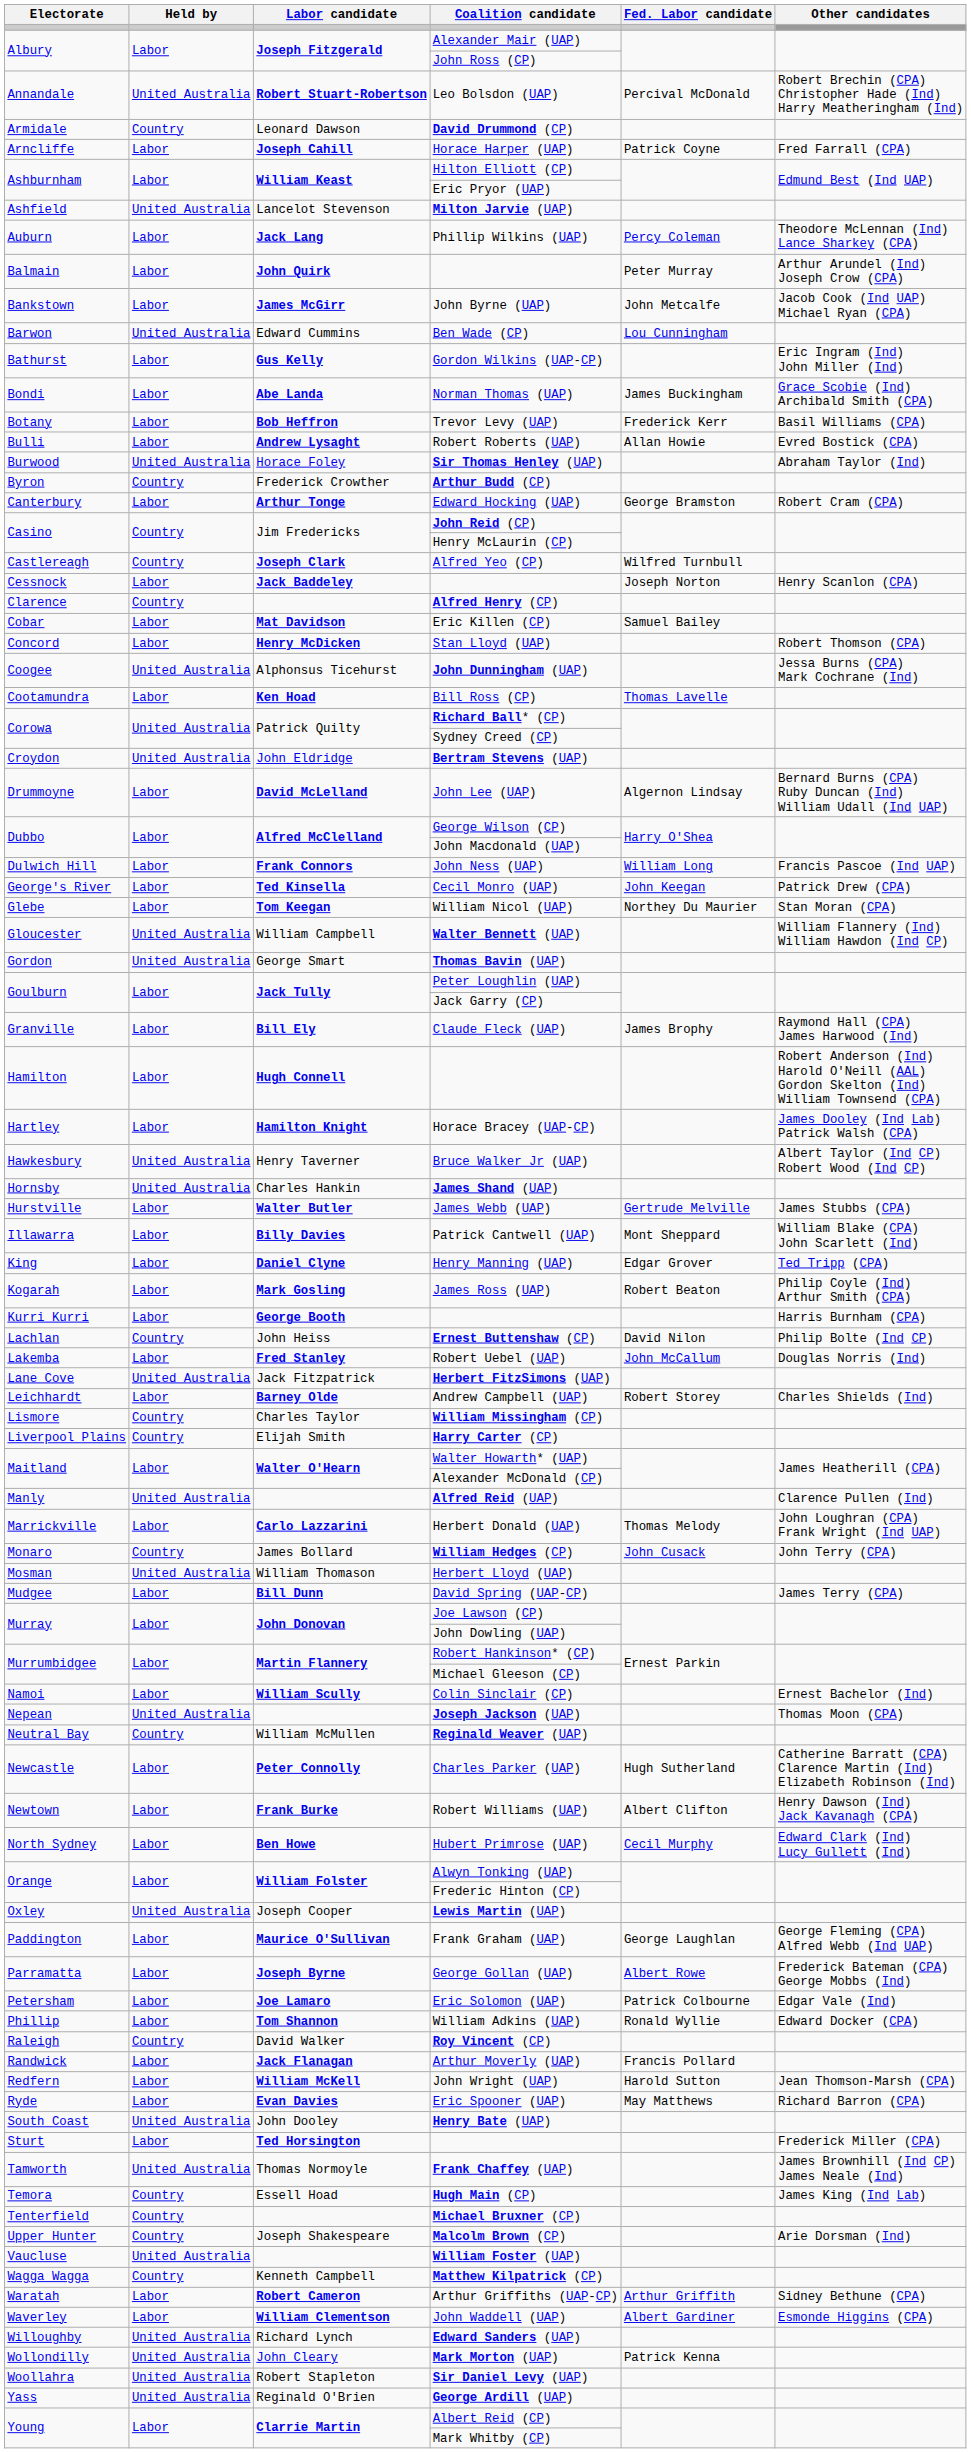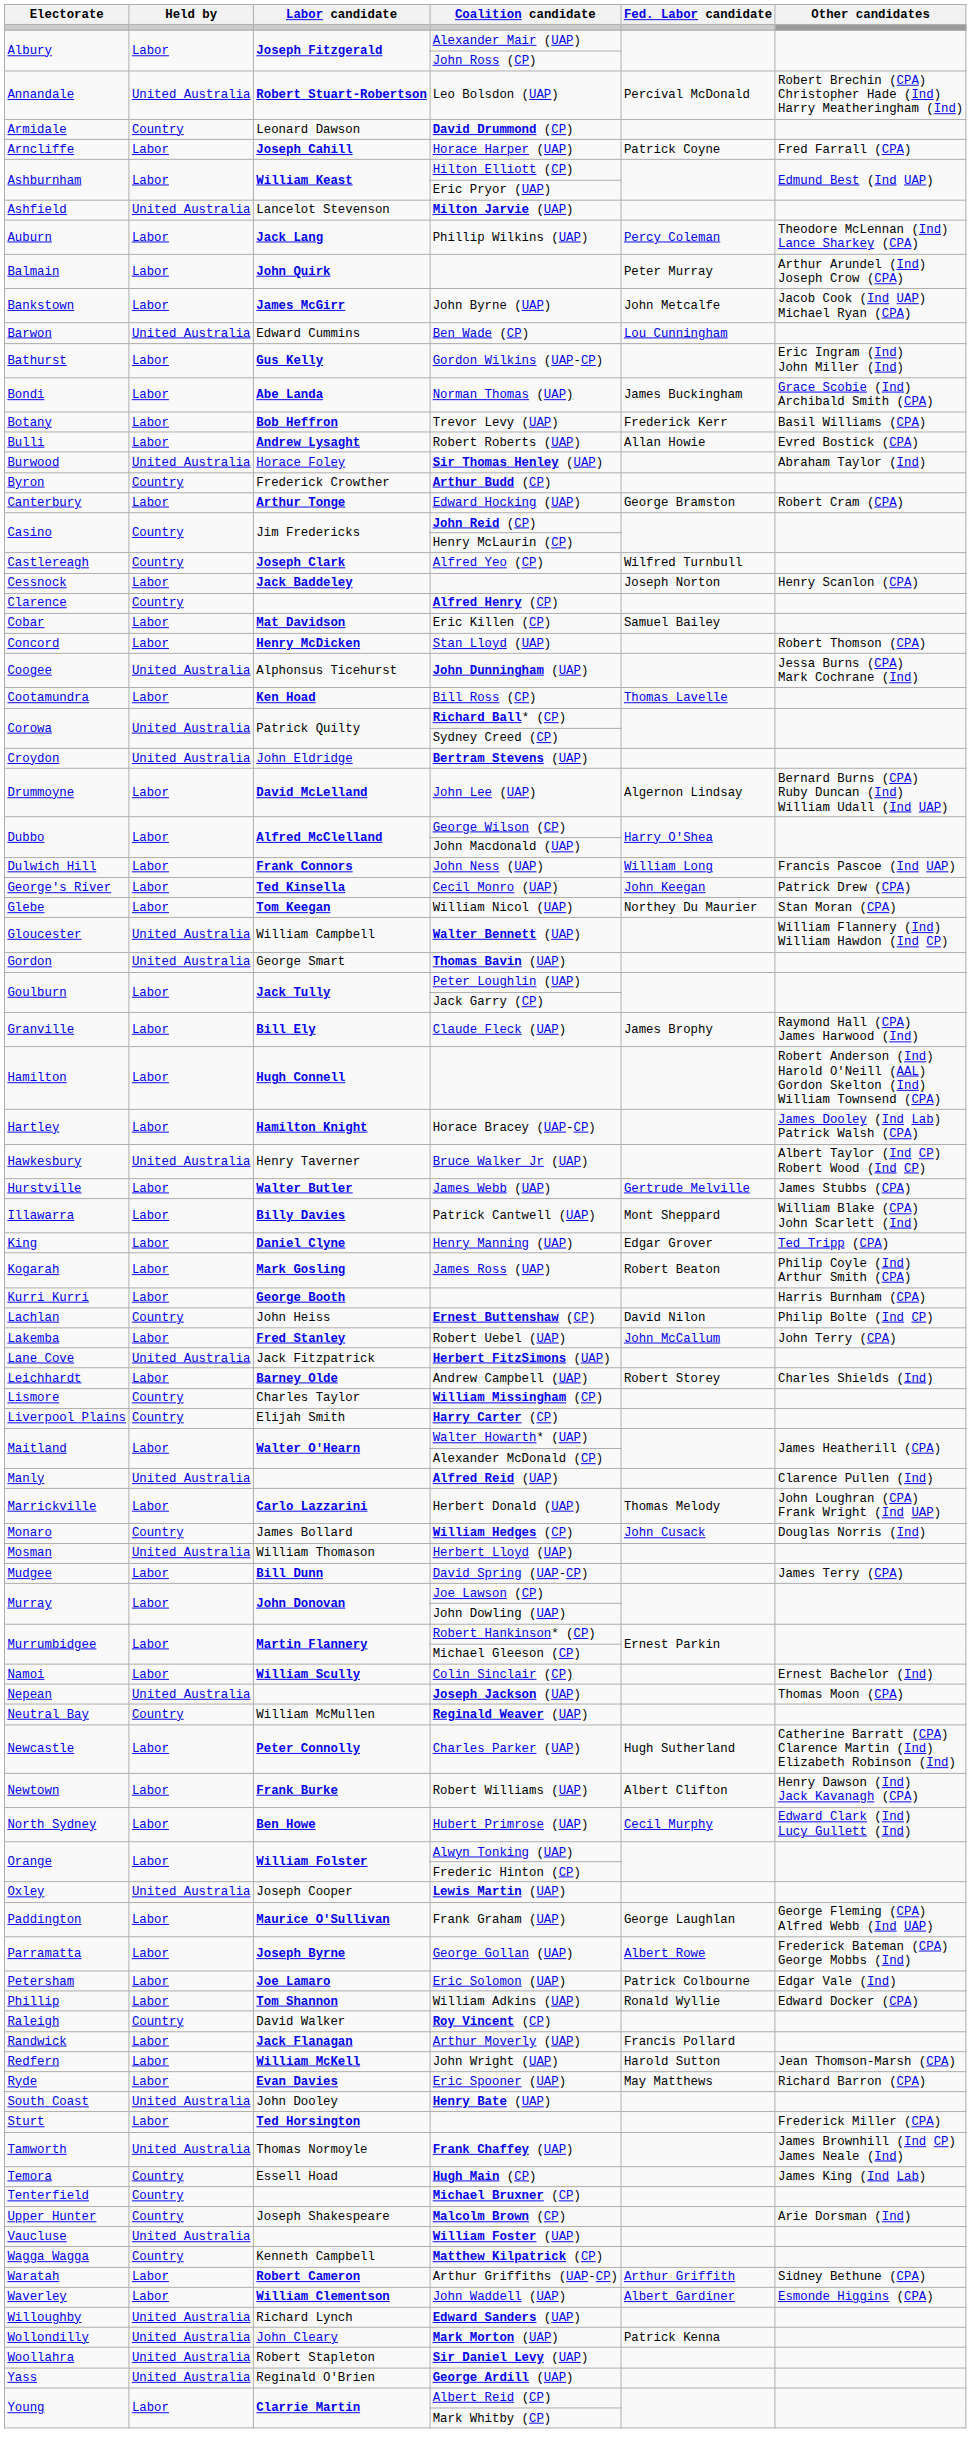- row: (33, 1189)
(852, 1358) Douglas Norris (Ind) -> (837, 1338) John Terry (CPA)
(837, 1553) John Terry (CPA) -> (852, 1533) Douglas Norris (Ind)
